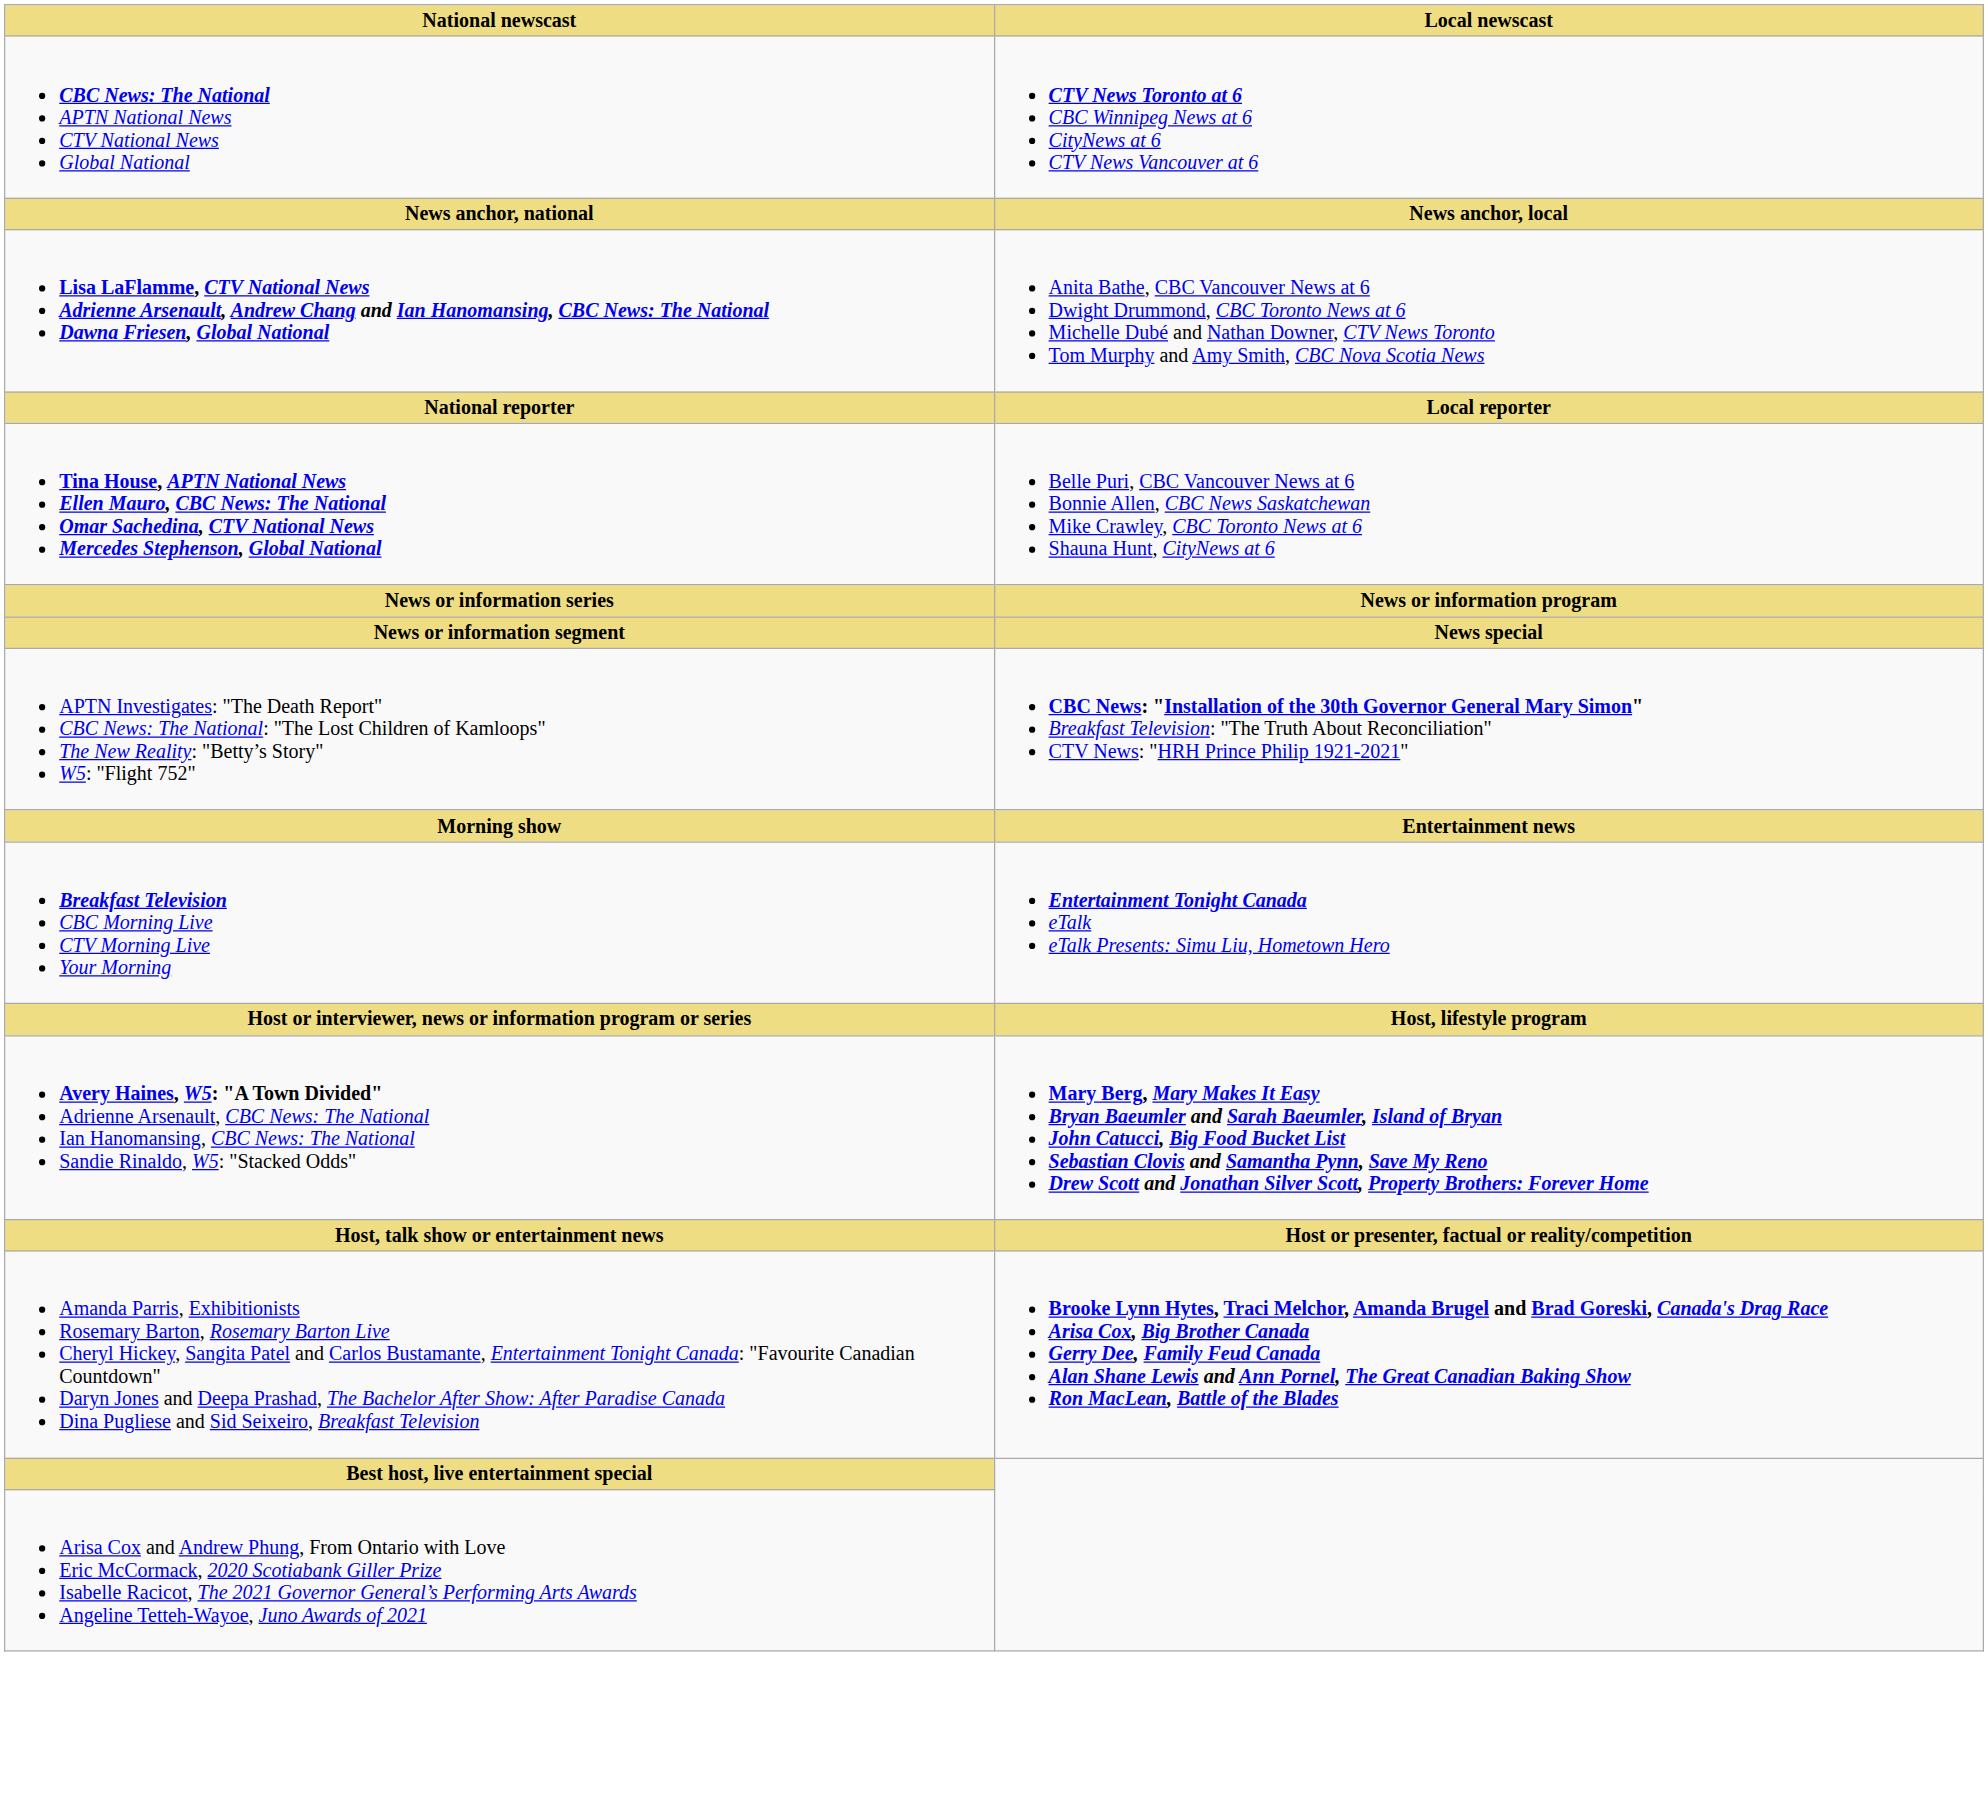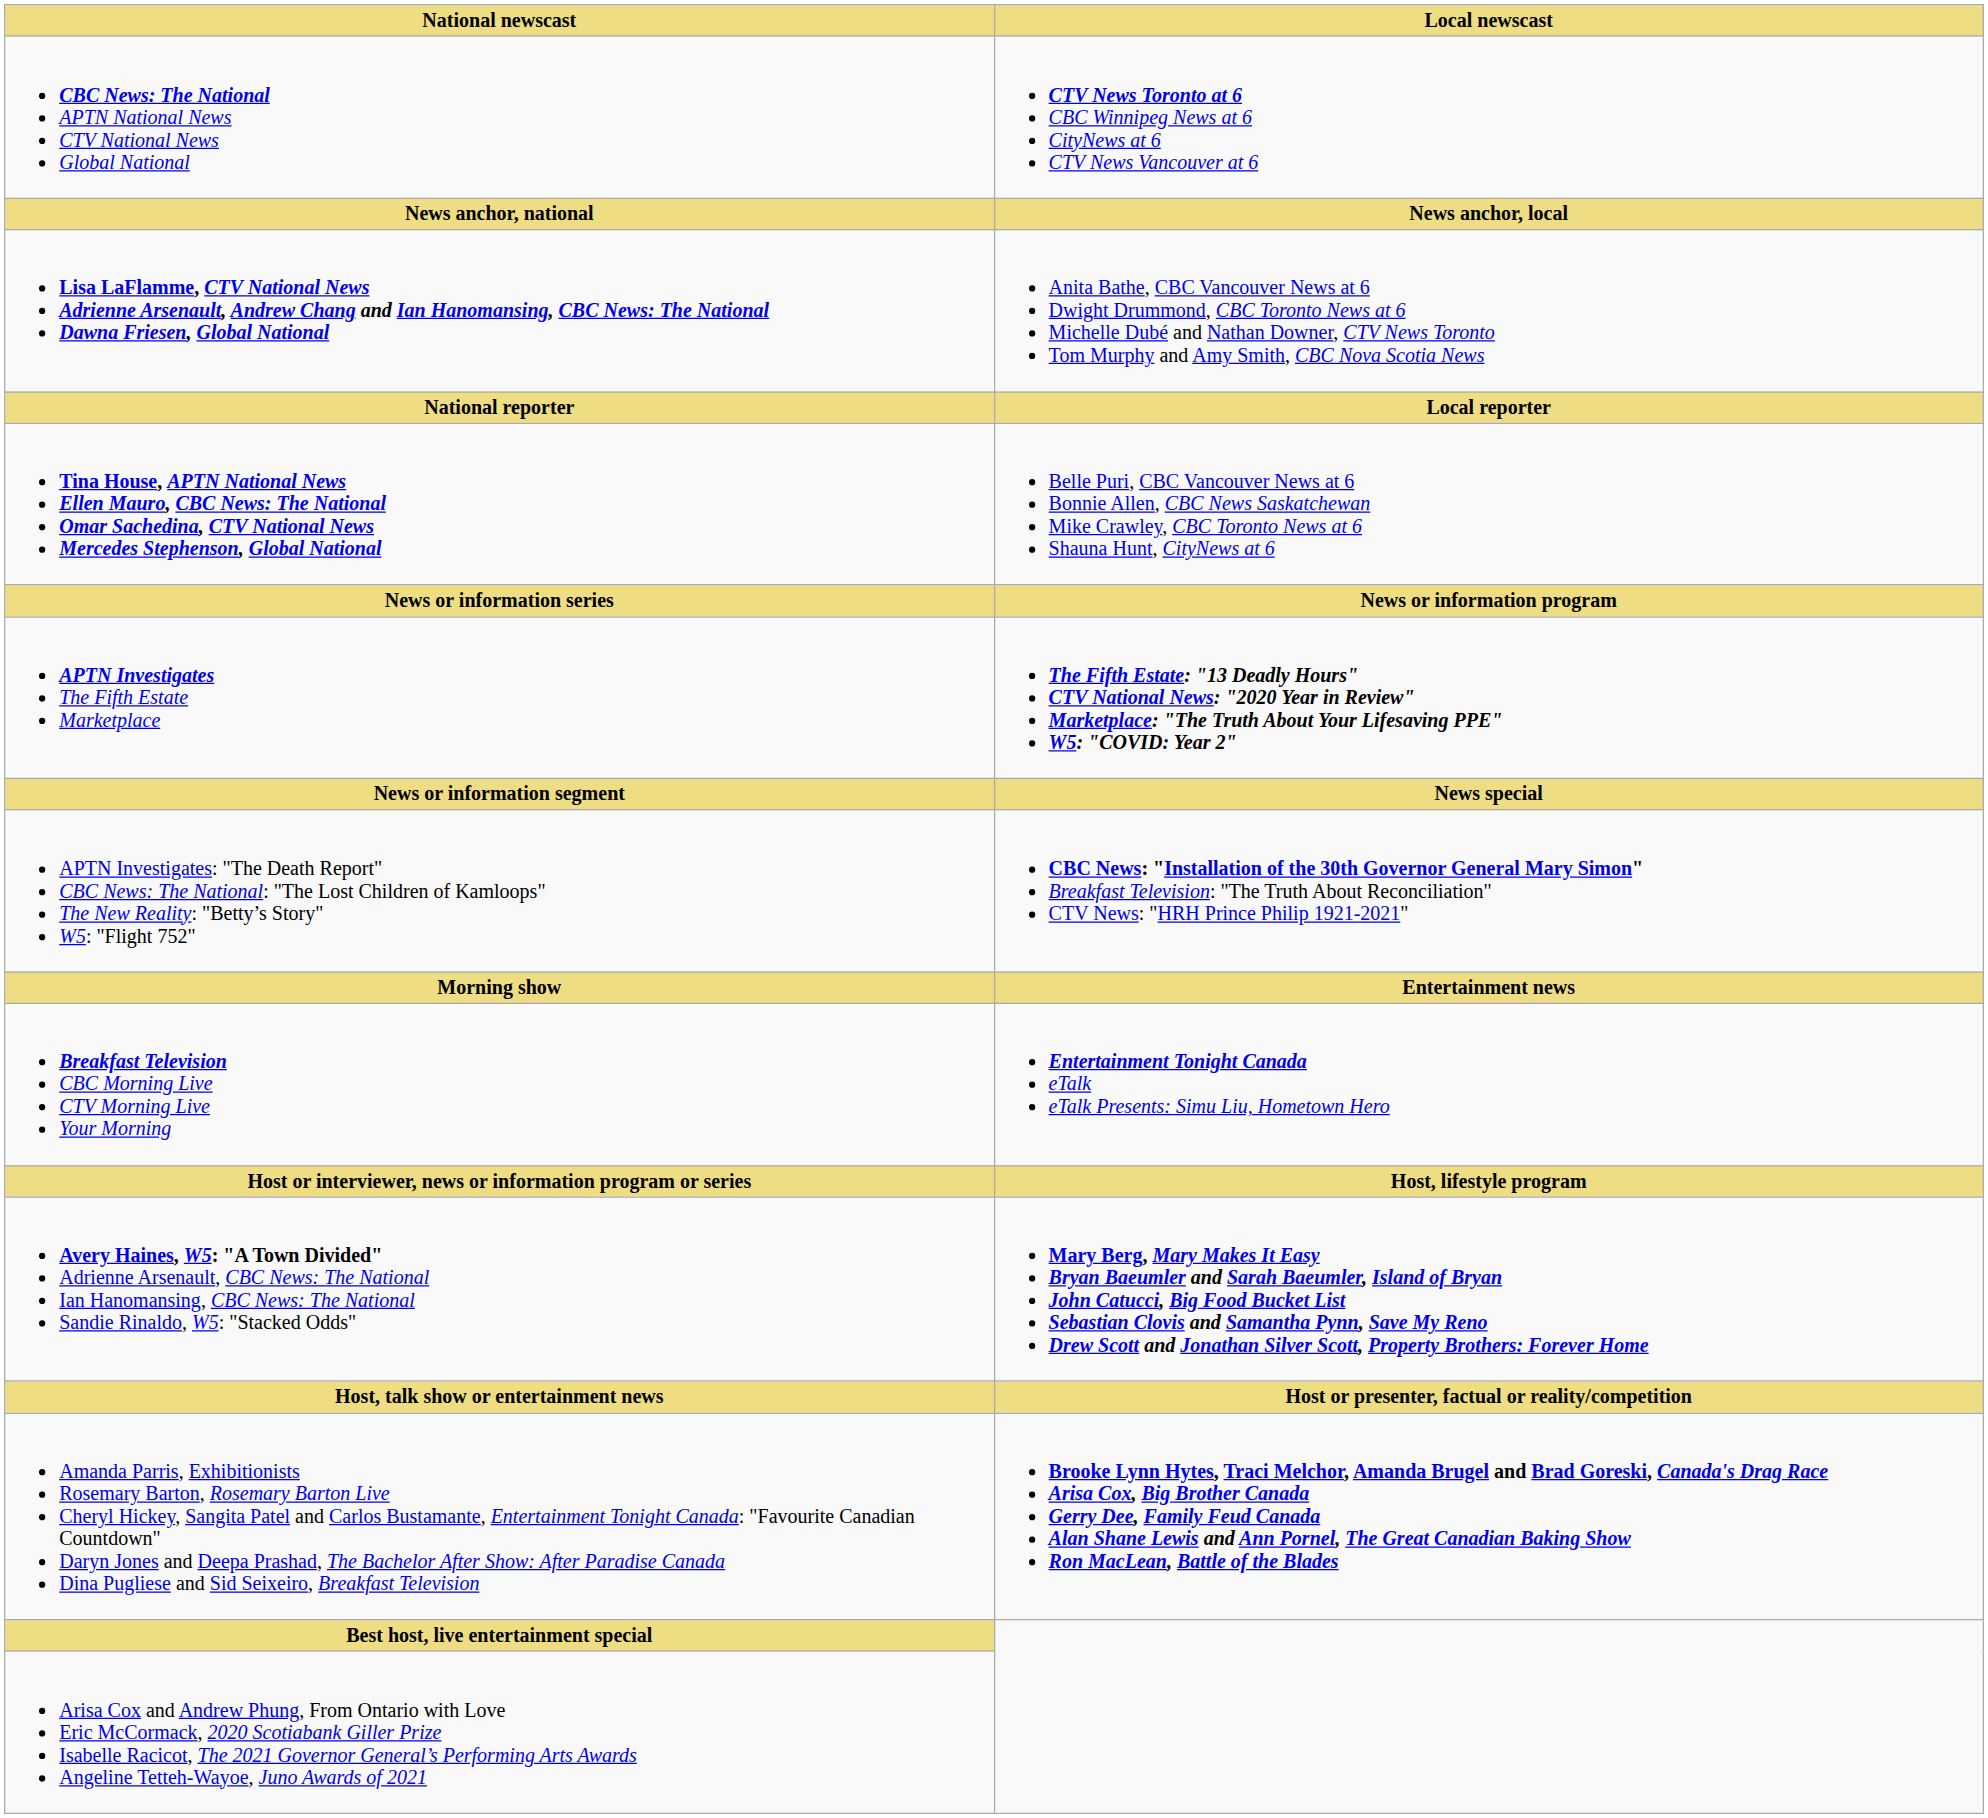+ row: (499, 698)
